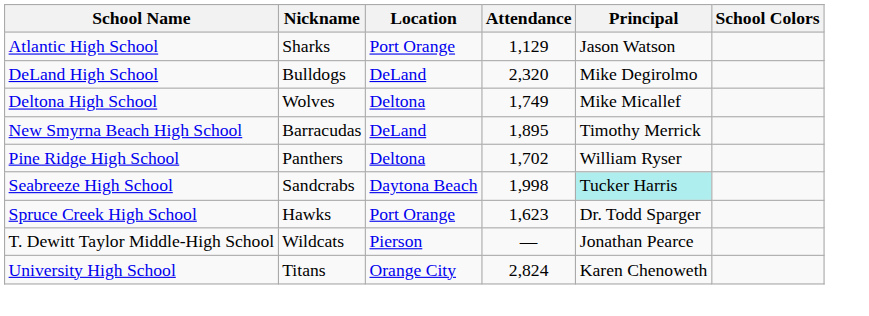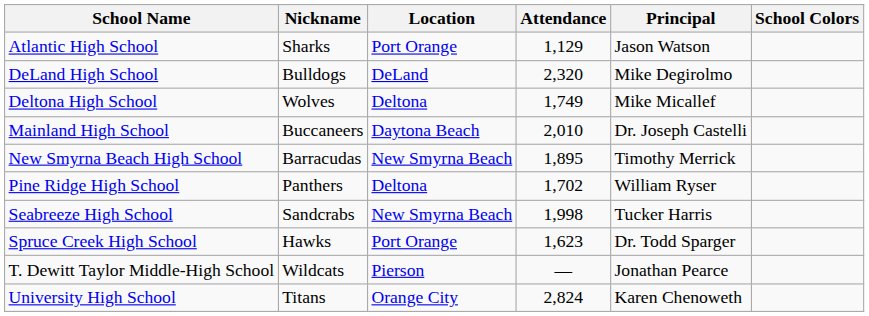+ row: (89, 130)
(398, 130) DeLand -> (442, 158) New Smyrna Beach
(424, 185) Daytona Beach -> (442, 213) New Smyrna Beach
(629, 185) paleturquoise background -> (663, 213) no background
